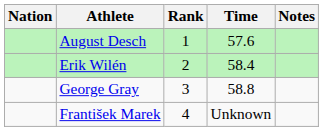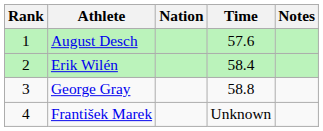columns swapped: (186, 16) <-> (30, 16)
